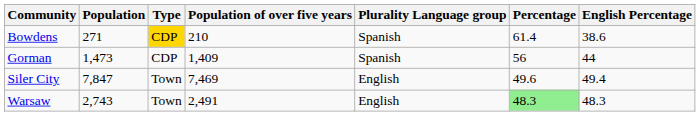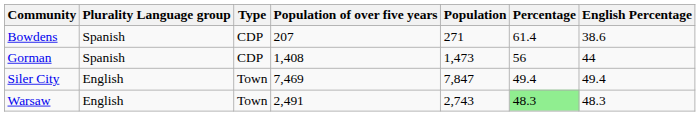columns swapped: (114, 15) <-> (432, 15)
(164, 36) gold background -> (250, 36) no background
(198, 36) 210 -> (284, 36) 207
(203, 57) 1,409 -> (289, 57) 1,408
(524, 79) 49.6 -> (524, 79) 49.4
